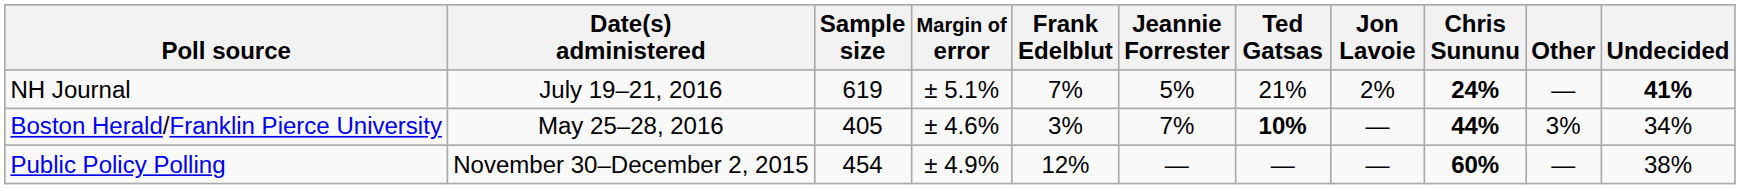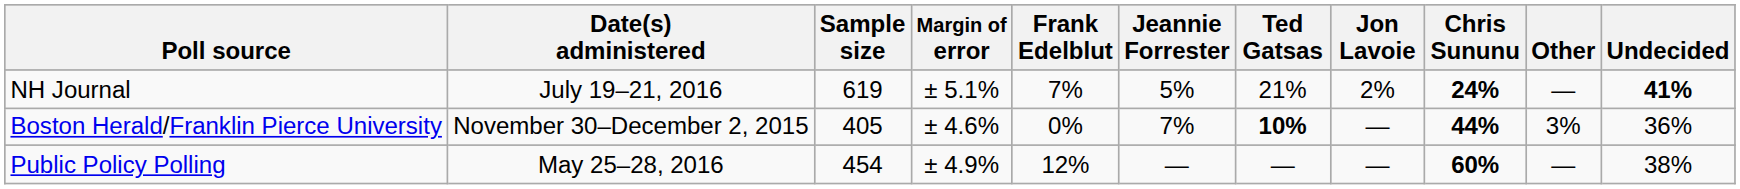(631, 127) May 25–28, 2016 -> (631, 127) November 30–December 2, 2015
(1065, 127) 3% -> (1065, 127) 0%
(1668, 127) 34% -> (1668, 127) 36%
(631, 165) November 30–December 2, 2015 -> (631, 165) May 25–28, 2016
